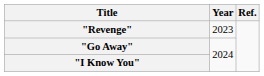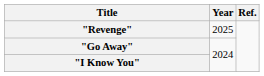(223, 29) 2023 -> (223, 29) 2025
